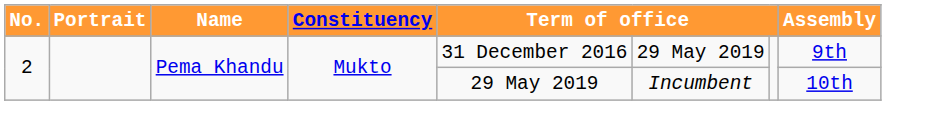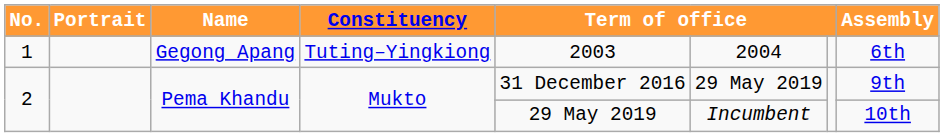+ row: (27, 52)
